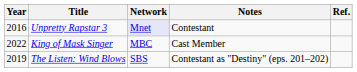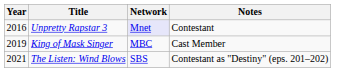- column: (341, 12)
(17, 43) 2022 -> (17, 43) 2019
(17, 59) 2019 -> (17, 59) 2021
